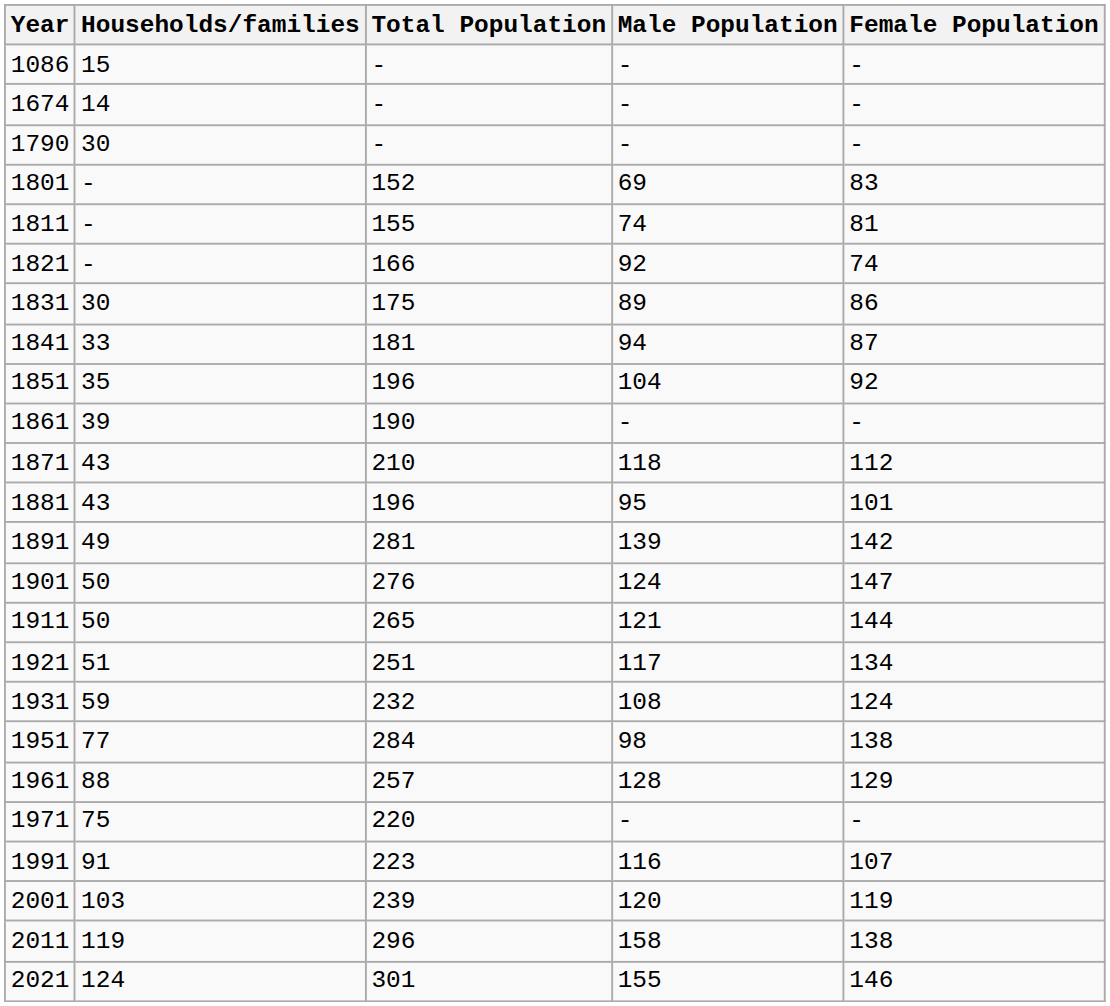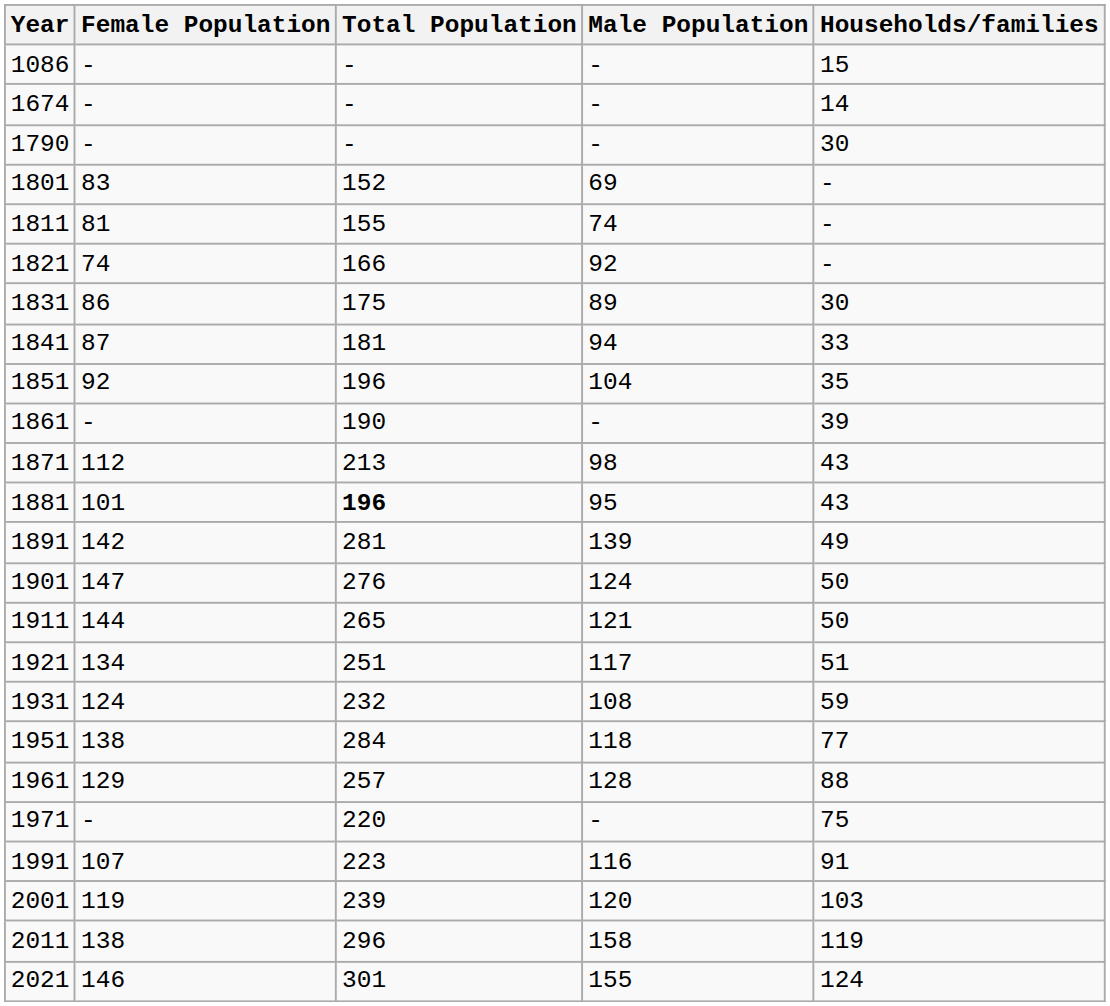columns swapped: (220, 25) <-> (974, 25)
(393, 463) 210 -> (364, 463) 213
(640, 463) 118 -> (603, 463) 98
(393, 503) normal -> (364, 503) bold
(632, 742) 98 -> (610, 742) 118
